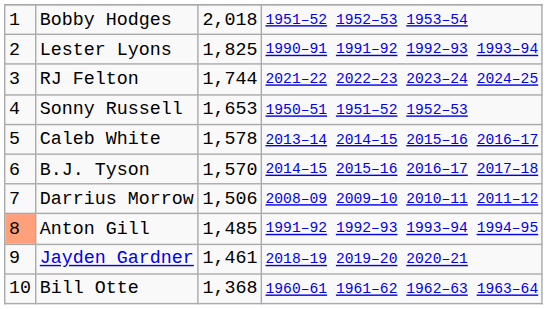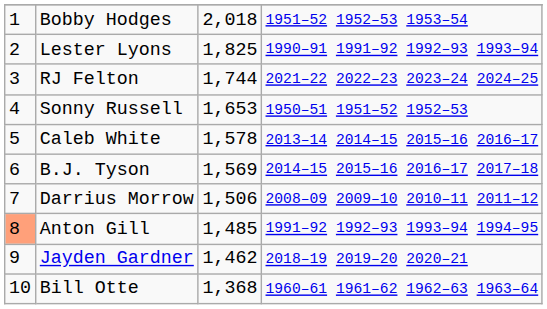(230, 169) 1,570 -> (230, 169) 1,569
(230, 259) 1,461 -> (230, 259) 1,462
